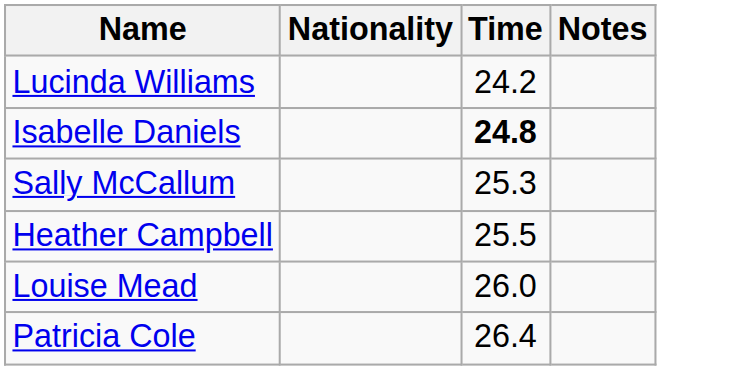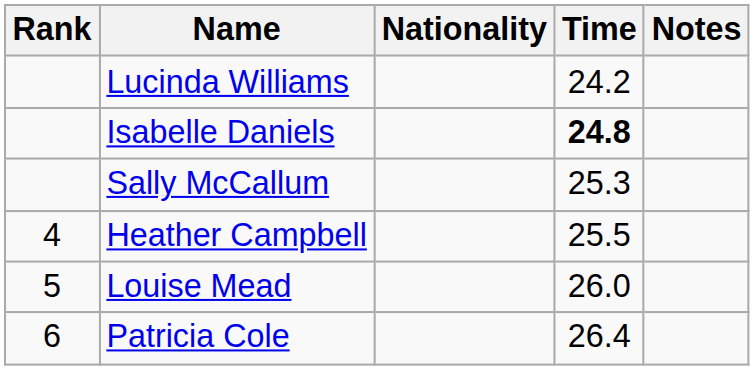+ column: (52, 30)
